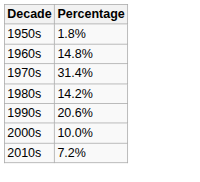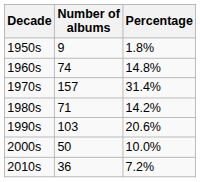+ column: (89, 21)
